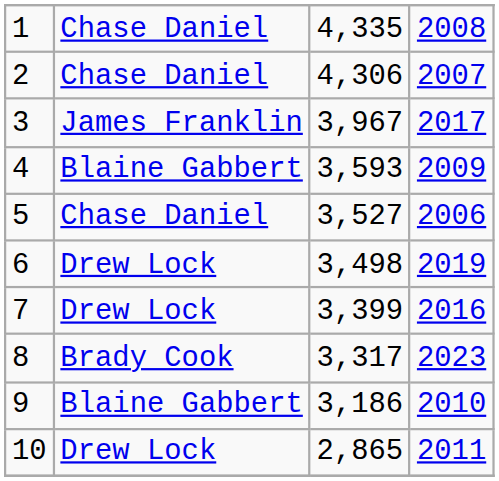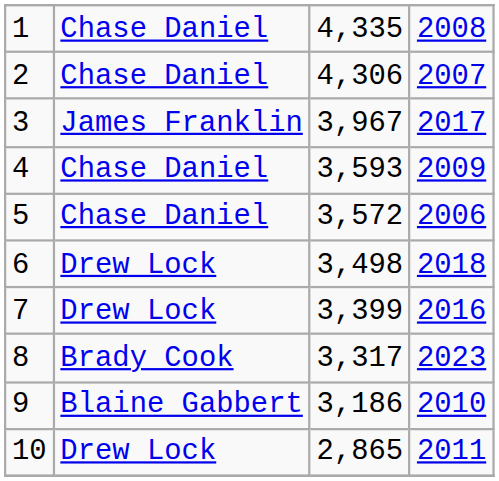(182, 170) Blaine Gabbert -> (164, 170) Chase Daniel
(360, 217) 3,527 -> (360, 217) 3,572
(452, 264) 2019 -> (452, 264) 2018
